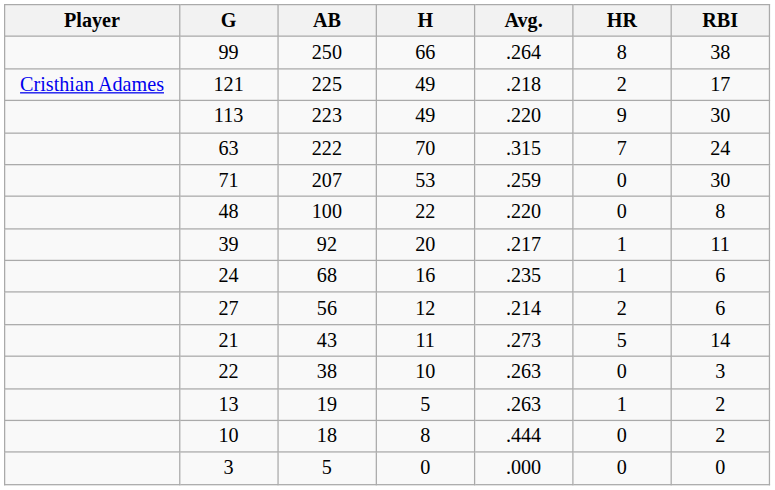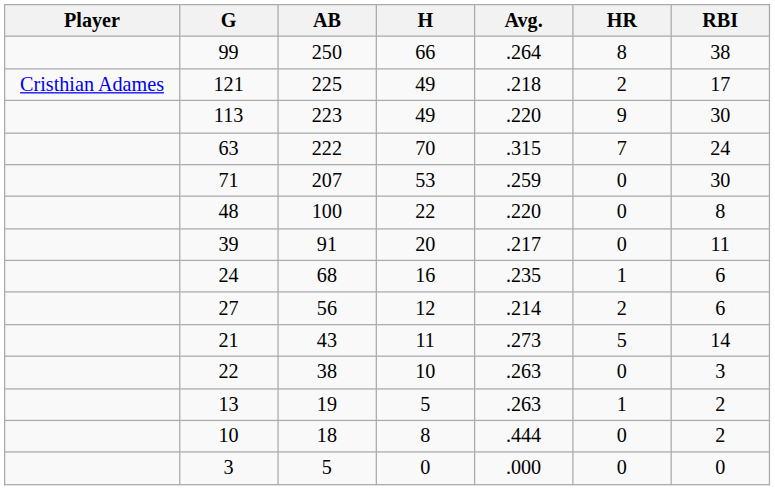(327, 244) 92 -> (327, 244) 91
(622, 244) 1 -> (622, 244) 0
